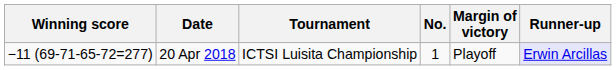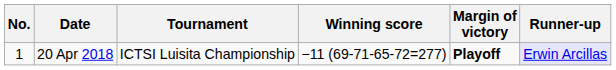columns swapped: (435, 24) <-> (80, 24)
(475, 54) normal -> (477, 54) bold
